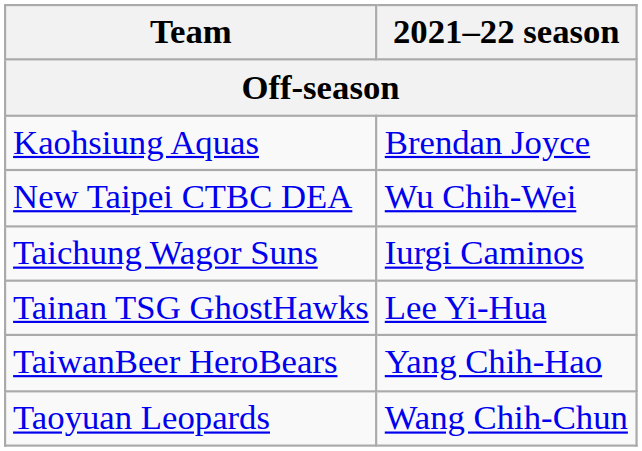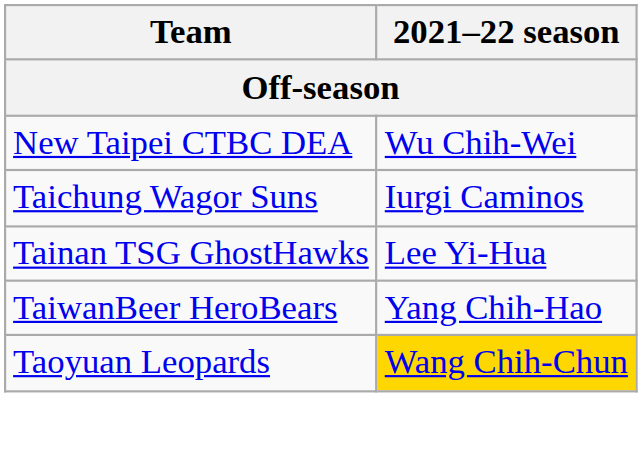- row: (136, 142)
(506, 417) no background -> (506, 362) gold background
